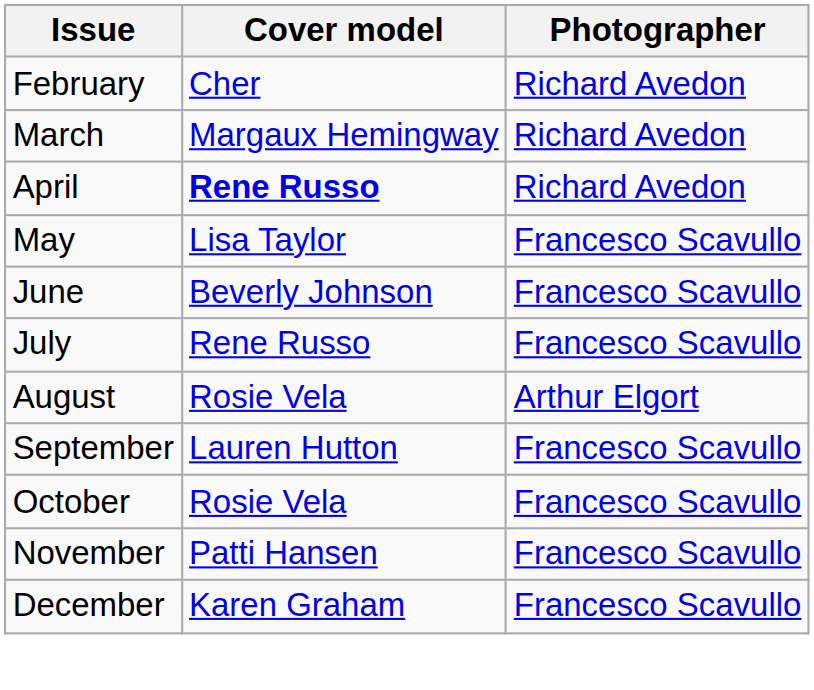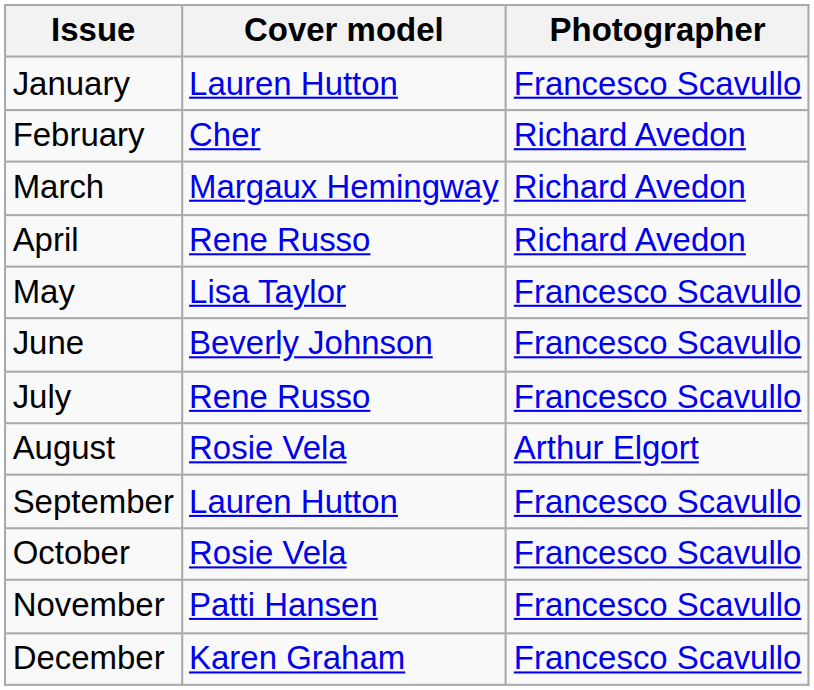+ row: (71, 82)
(284, 187) bold -> (280, 239) normal
